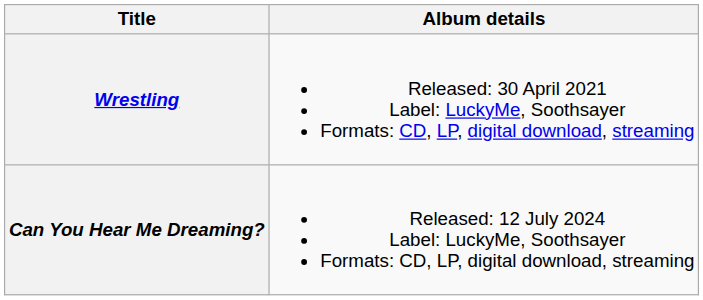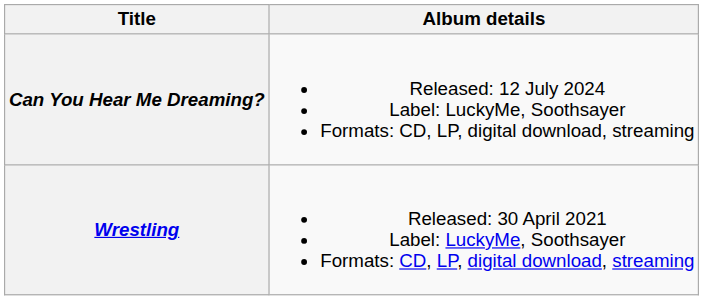rows swapped: (137, 99) <-> (137, 229)
